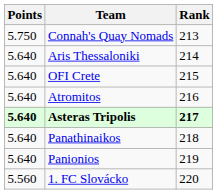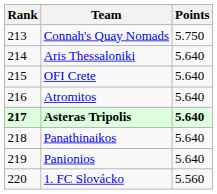columns swapped: (194, 14) <-> (25, 14)
